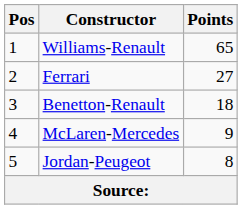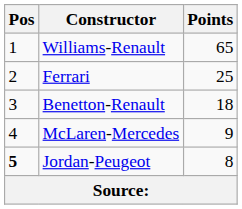(225, 76) 27 -> (225, 76) 25
(13, 161) normal -> (13, 161) bold
